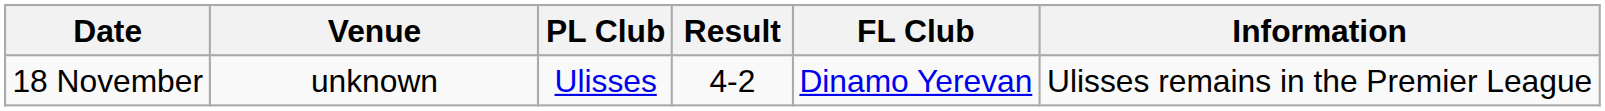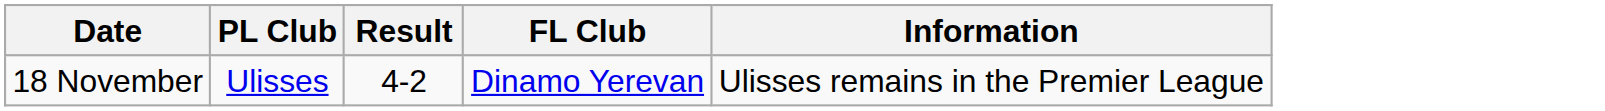- column: (374, 30)
